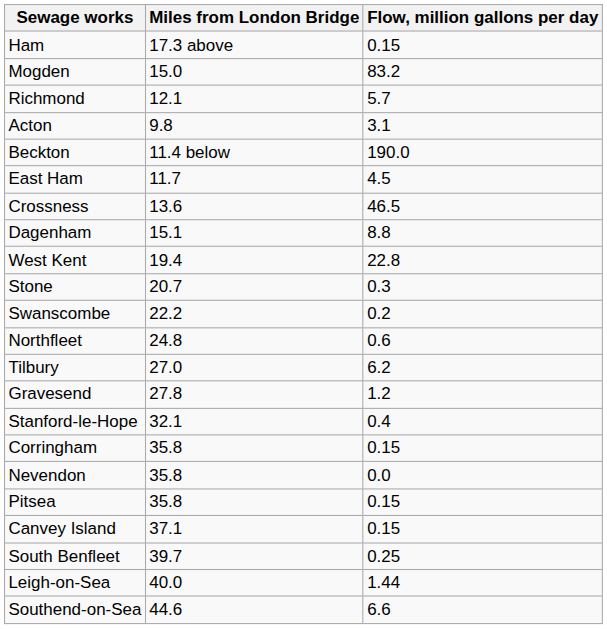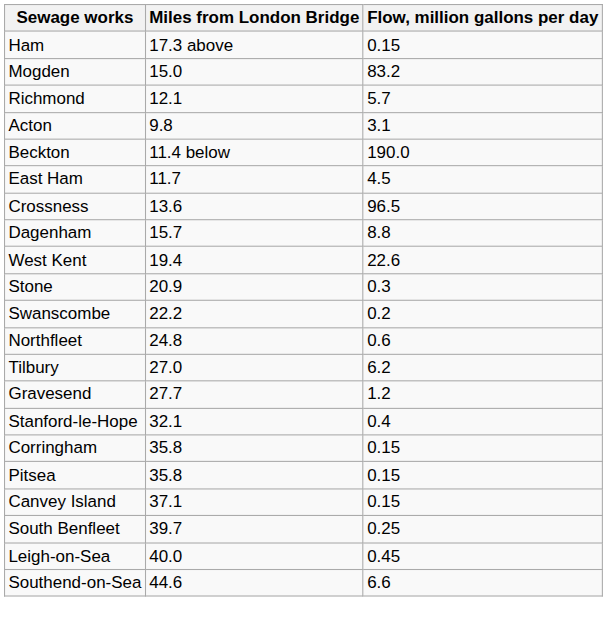(384, 206) 46.5 -> (384, 206) 96.5
(166, 233) 15.1 -> (166, 233) 15.7
(384, 260) 22.8 -> (384, 260) 22.6
(166, 286) 20.7 -> (166, 286) 20.9
(166, 394) 27.8 -> (166, 394) 27.7
- row: (47, 475)
(384, 582) 1.44 -> (384, 555) 0.45
